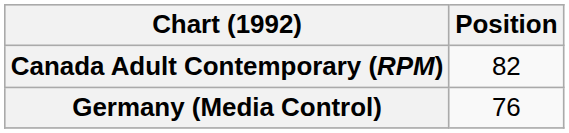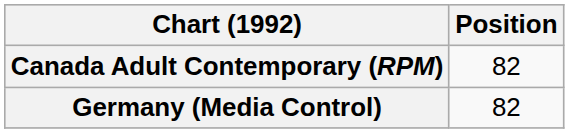(506, 107) 76 -> (506, 107) 82
